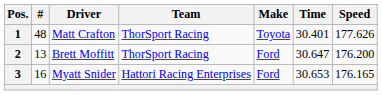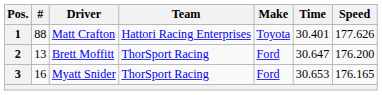(40, 34) 48 -> (40, 34) 88
(165, 34) ThorSport Racing -> (186, 34) Hattori Racing Enterprises
(186, 74) Hattori Racing Enterprises -> (165, 74) ThorSport Racing
